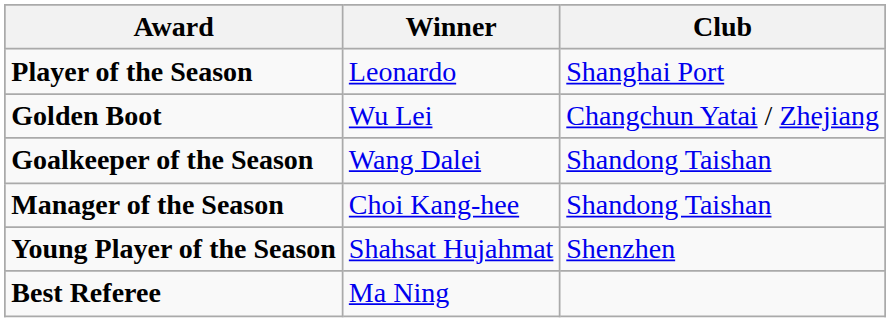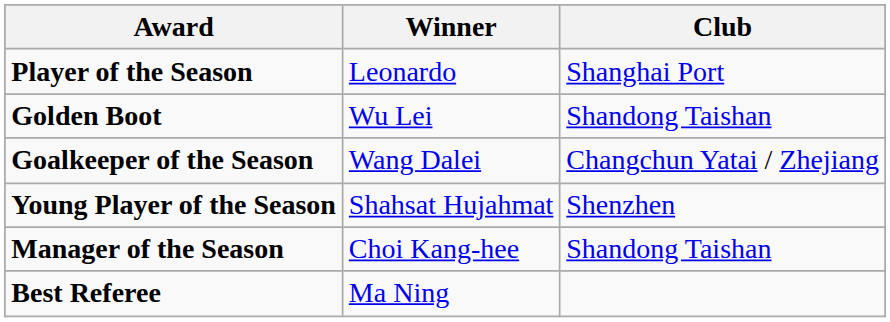(723, 115) Changchun Yatai / Zhejiang -> (669, 115) Shandong Taishan
(669, 159) Shandong Taishan -> (723, 159) Changchun Yatai / Zhejiang
rows swapped: (174, 248) <-> (148, 204)
